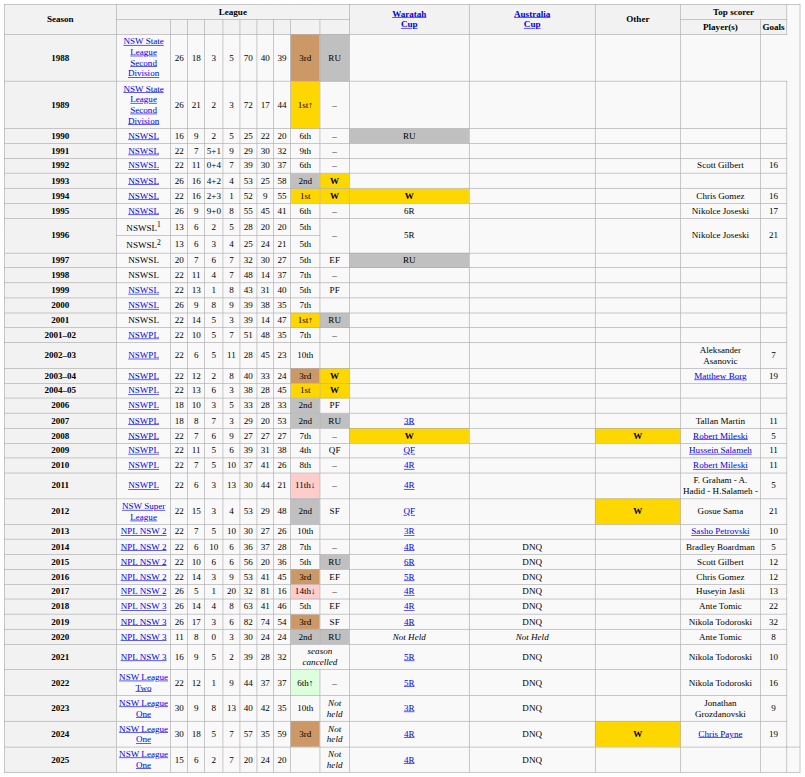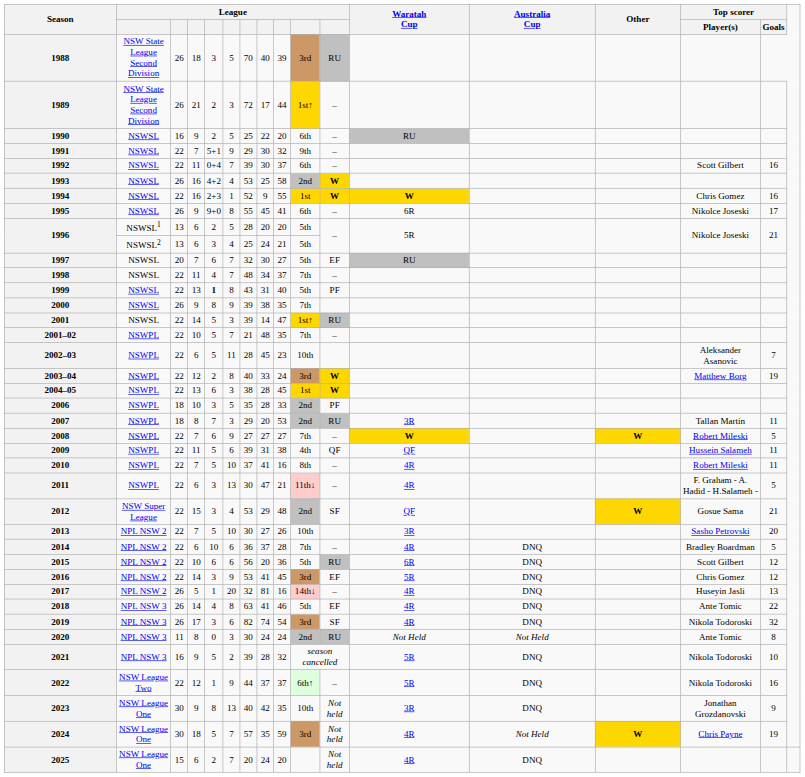(265, 275) 14 -> (265, 275) 34
(214, 290) normal -> (214, 290) bold
(248, 335) 51 -> (248, 335) 21
(248, 406) 33 -> (248, 406) 35
(282, 466) 26 -> (282, 466) 16
(265, 486) 44 -> (265, 486) 47
(774, 532) 10 -> (774, 532) 20
(532, 734) DNQ -> (532, 734) Not Held
